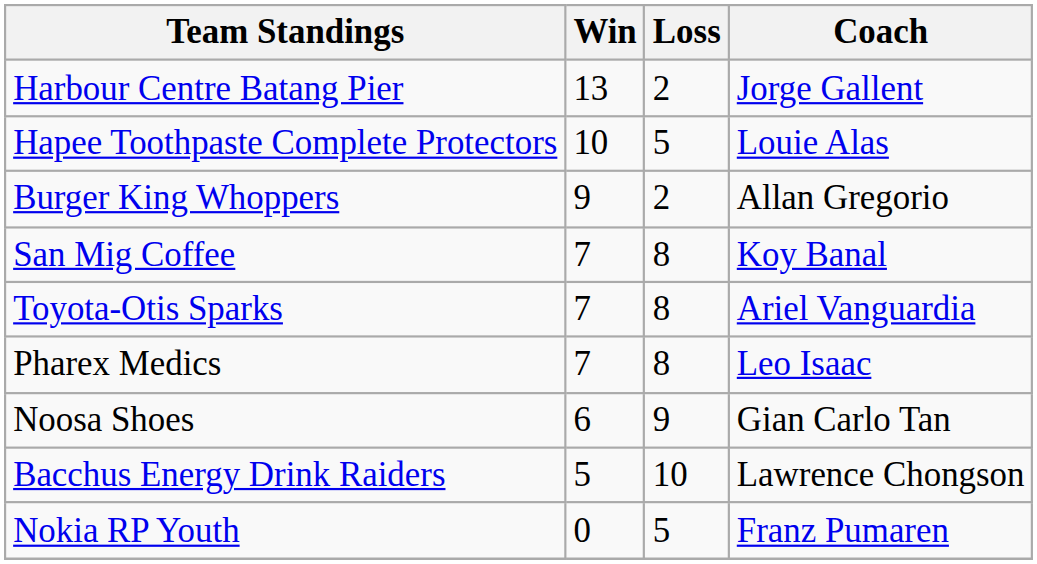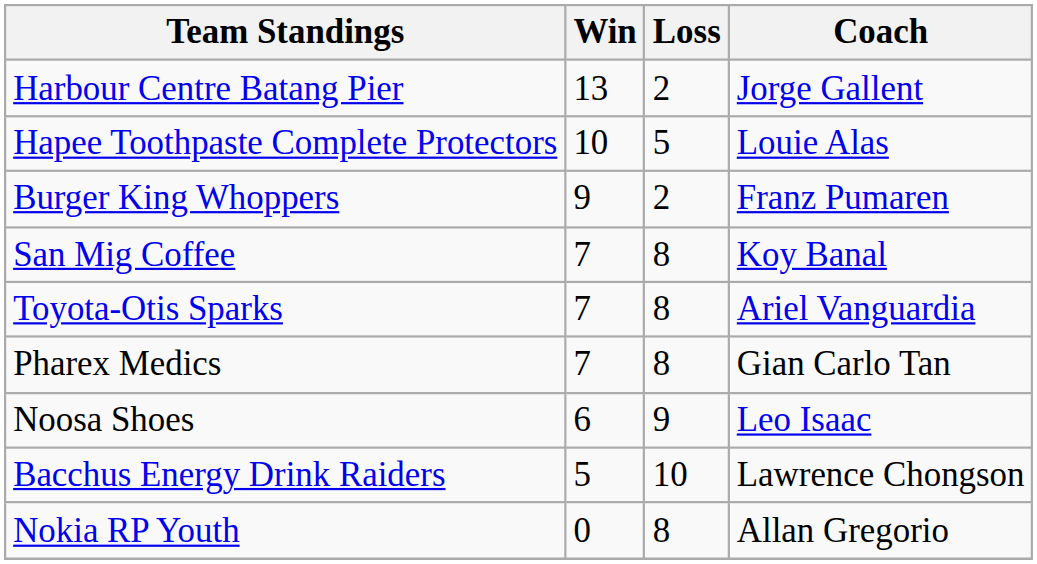(843, 198) Allan Gregorio -> (843, 198) Franz Pumaren
(804, 364) Leo Isaac -> (844, 364) Gian Carlo Tan
(844, 419) Gian Carlo Tan -> (804, 419) Leo Isaac
(662, 530) 5 -> (662, 530) 8
(843, 530) Franz Pumaren -> (843, 530) Allan Gregorio
